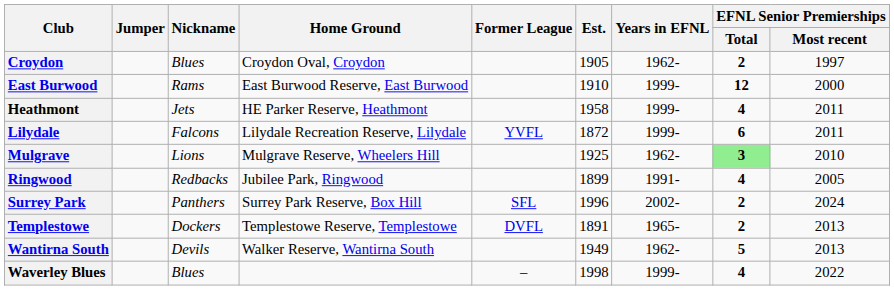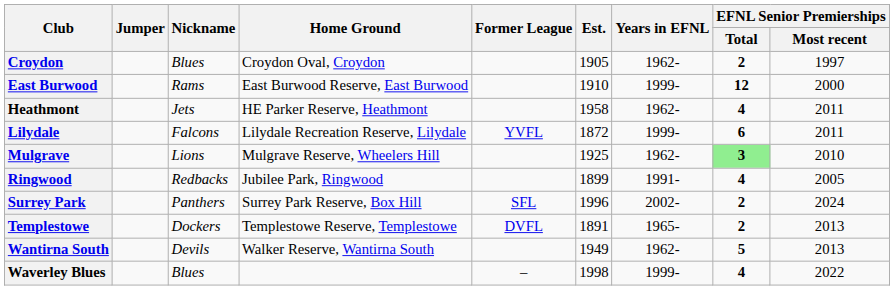(662, 109) 1999- -> (662, 109) 1962-
